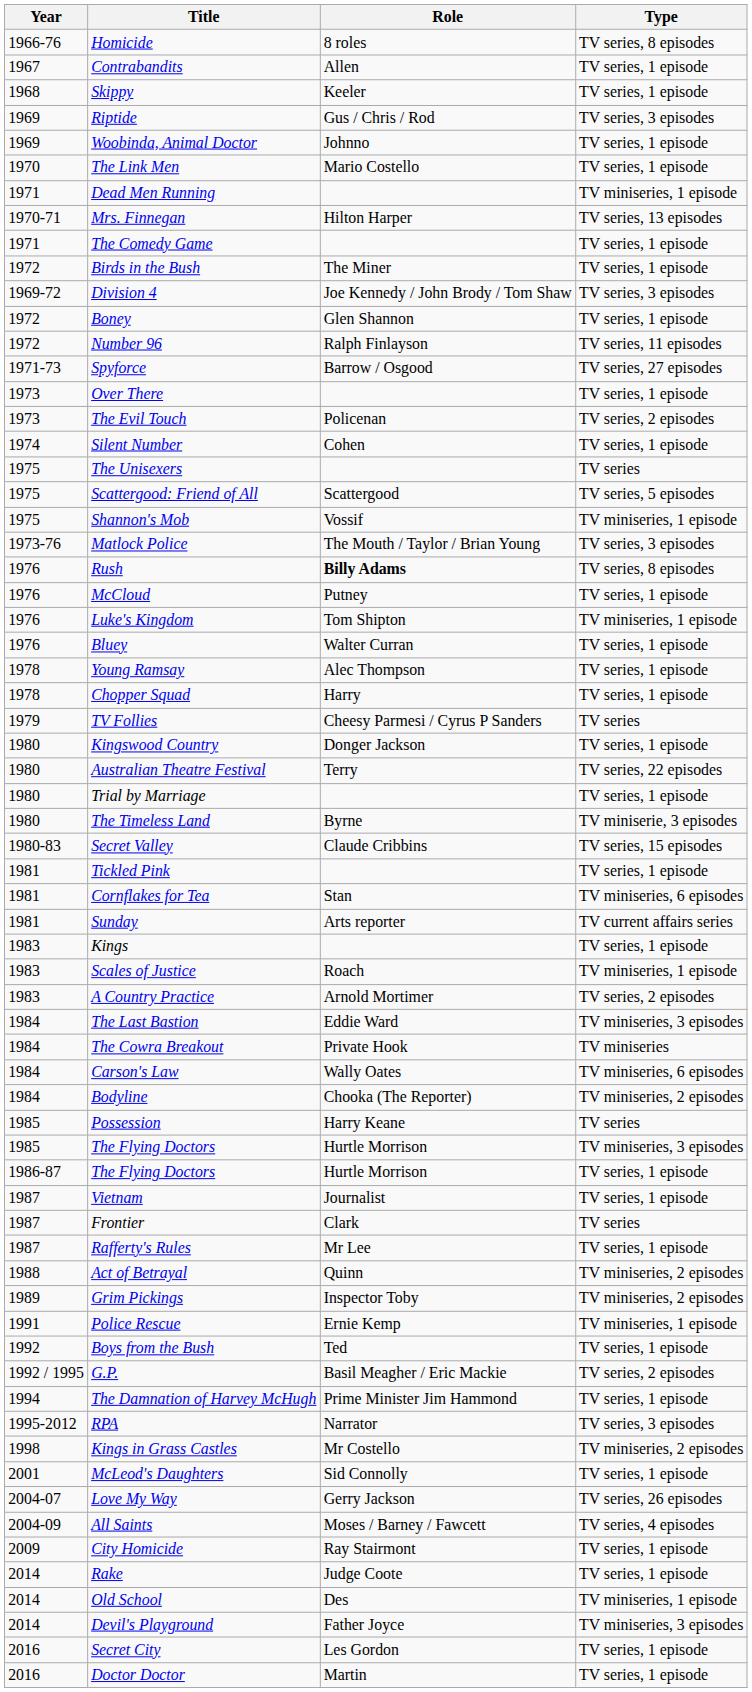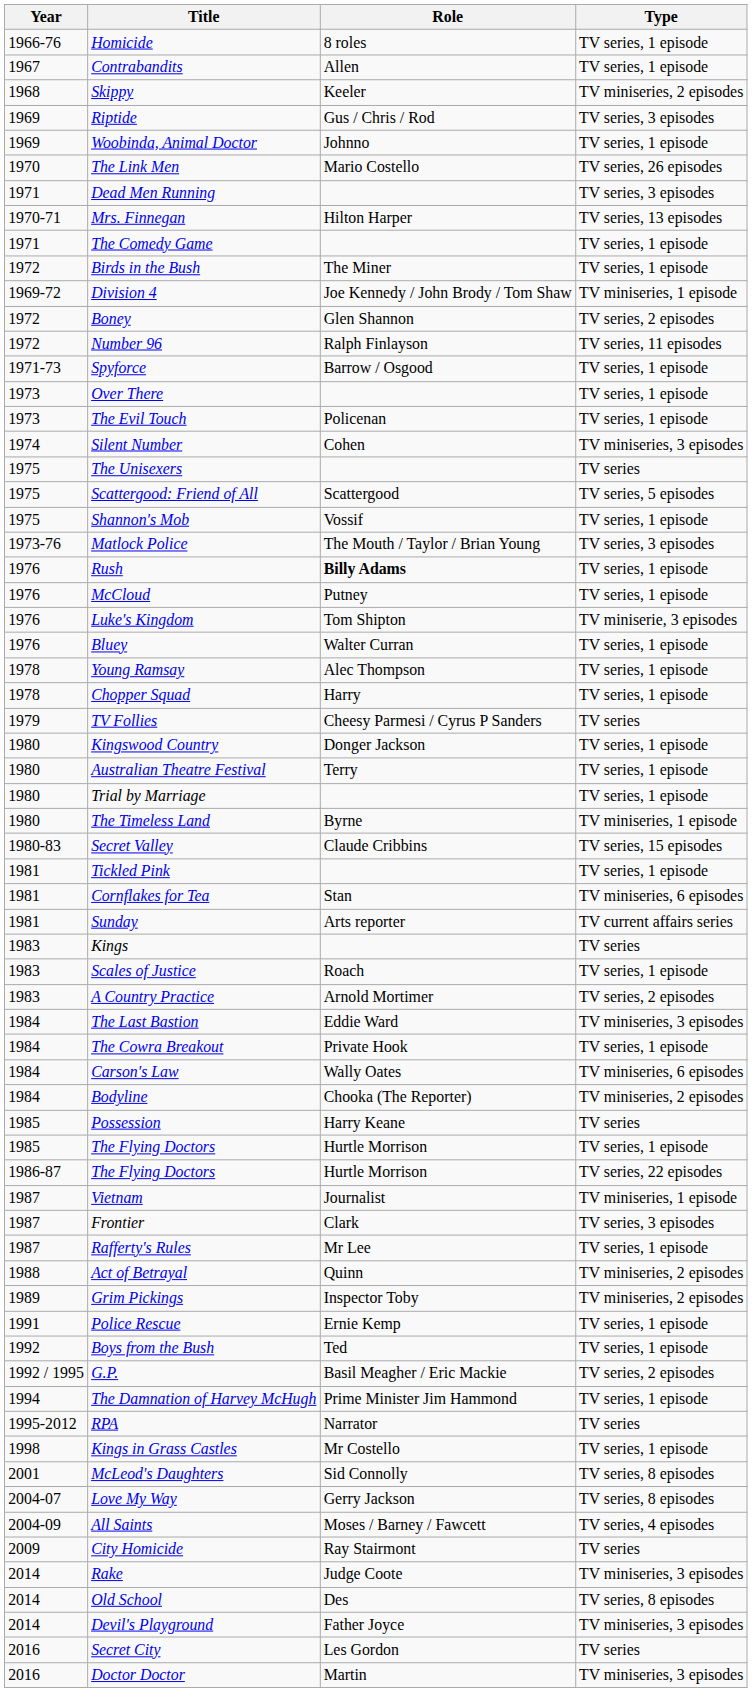(647, 42) TV series, 8 episodes -> (644, 42) TV series, 1 episode
(644, 92) TV series, 1 episode -> (661, 92) TV miniseries, 2 episodes
(644, 167) TV series, 1 episode -> (651, 167) TV series, 26 episodes
(658, 192) TV miniseries, 1 episode -> (647, 192) TV series, 3 episodes
(647, 293) TV series, 3 episodes -> (658, 293) TV miniseries, 1 episode
(644, 318) TV series, 1 episode -> (647, 318) TV series, 2 episodes
(651, 368) TV series, 27 episodes -> (644, 368) TV series, 1 episode
(647, 419) TV series, 2 episodes -> (644, 419) TV series, 1 episode
(644, 444) TV series, 1 episode -> (661, 444) TV miniseries, 3 episodes
(658, 519) TV miniseries, 1 episode -> (644, 519) TV series, 1 episode
(647, 569) TV series, 8 episodes -> (644, 569) TV series, 1 episode
(658, 619) TV miniseries, 1 episode -> (658, 619) TV miniserie, 3 episodes
(651, 770) TV series, 22 episodes -> (644, 770) TV series, 1 episode
(658, 820) TV miniserie, 3 episodes -> (658, 820) TV miniseries, 1 episode
(644, 946) TV series, 1 episode -> (609, 946) TV series
(658, 971) TV miniseries, 1 episode -> (644, 971) TV series, 1 episode
(624, 1047) TV miniseries -> (644, 1047) TV series, 1 episode
(661, 1147) TV miniseries, 3 episodes -> (644, 1147) TV series, 1 episode
(644, 1172) TV series, 1 episode -> (651, 1172) TV series, 22 episodes
(644, 1197) TV series, 1 episode -> (658, 1197) TV miniseries, 1 episode
(609, 1222) TV series -> (647, 1222) TV series, 3 episodes
(658, 1323) TV miniseries, 1 episode -> (644, 1323) TV series, 1 episode
(647, 1423) TV series, 3 episodes -> (609, 1423) TV series
(661, 1448) TV miniseries, 2 episodes -> (644, 1448) TV series, 1 episode
(644, 1474) TV series, 1 episode -> (647, 1474) TV series, 8 episodes
(651, 1499) TV series, 26 episodes -> (647, 1499) TV series, 8 episodes
(644, 1549) TV series, 1 episode -> (609, 1549) TV series
(644, 1574) TV series, 1 episode -> (661, 1574) TV miniseries, 3 episodes
(658, 1599) TV miniseries, 1 episode -> (647, 1599) TV series, 8 episodes
(644, 1649) TV series, 1 episode -> (609, 1649) TV series
(644, 1675) TV series, 1 episode -> (661, 1675) TV miniseries, 3 episodes
